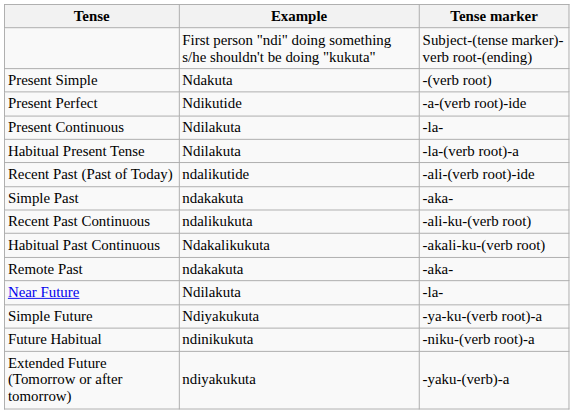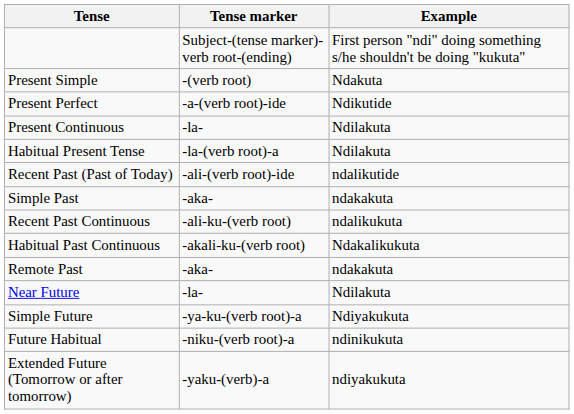columns swapped: (494, 16) <-> (299, 16)
